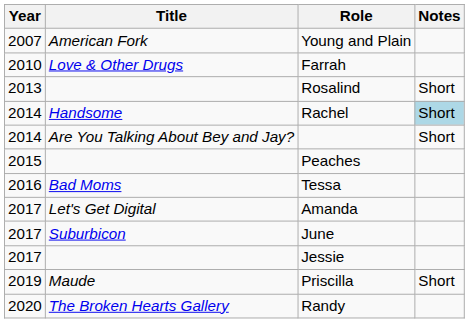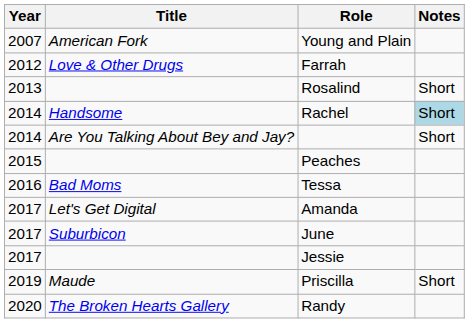(25, 64) 2010 -> (25, 64) 2012
